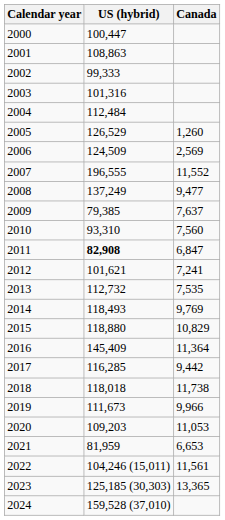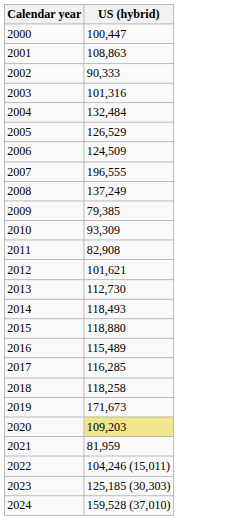- column: (196, 13)
(104, 72) 99,333 -> (104, 72) 90,333
(106, 112) 112,484 -> (107, 112) 132,484
(104, 229) 93,310 -> (104, 229) 93,309
(104, 249) bold -> (104, 249) normal
(106, 288) 112,732 -> (106, 288) 112,730
(107, 347) 145,409 -> (106, 347) 115,489
(106, 387) 118,018 -> (106, 387) 118,258
(106, 406) 111,673 -> (107, 406) 171,673
(107, 426) no background -> (107, 426) khaki background
